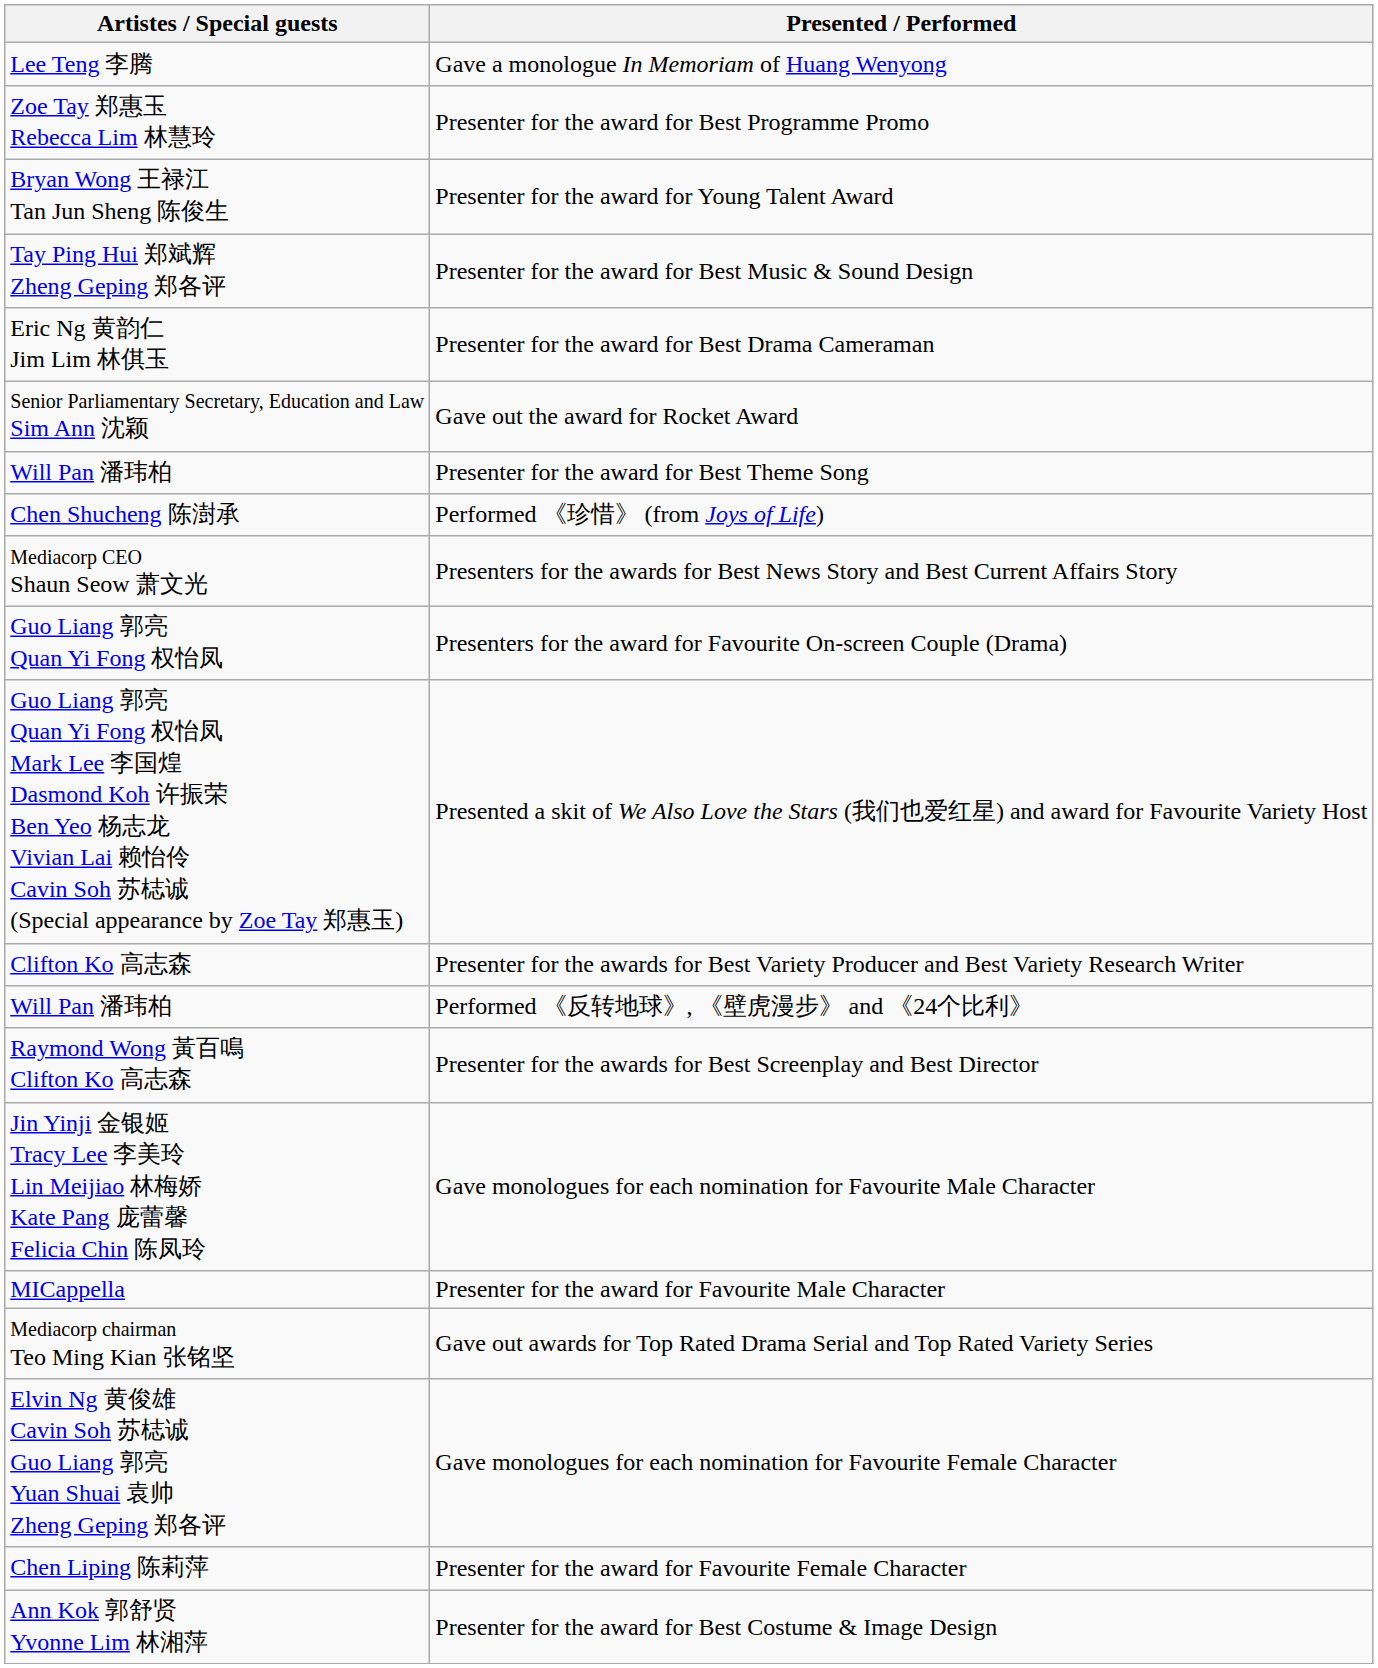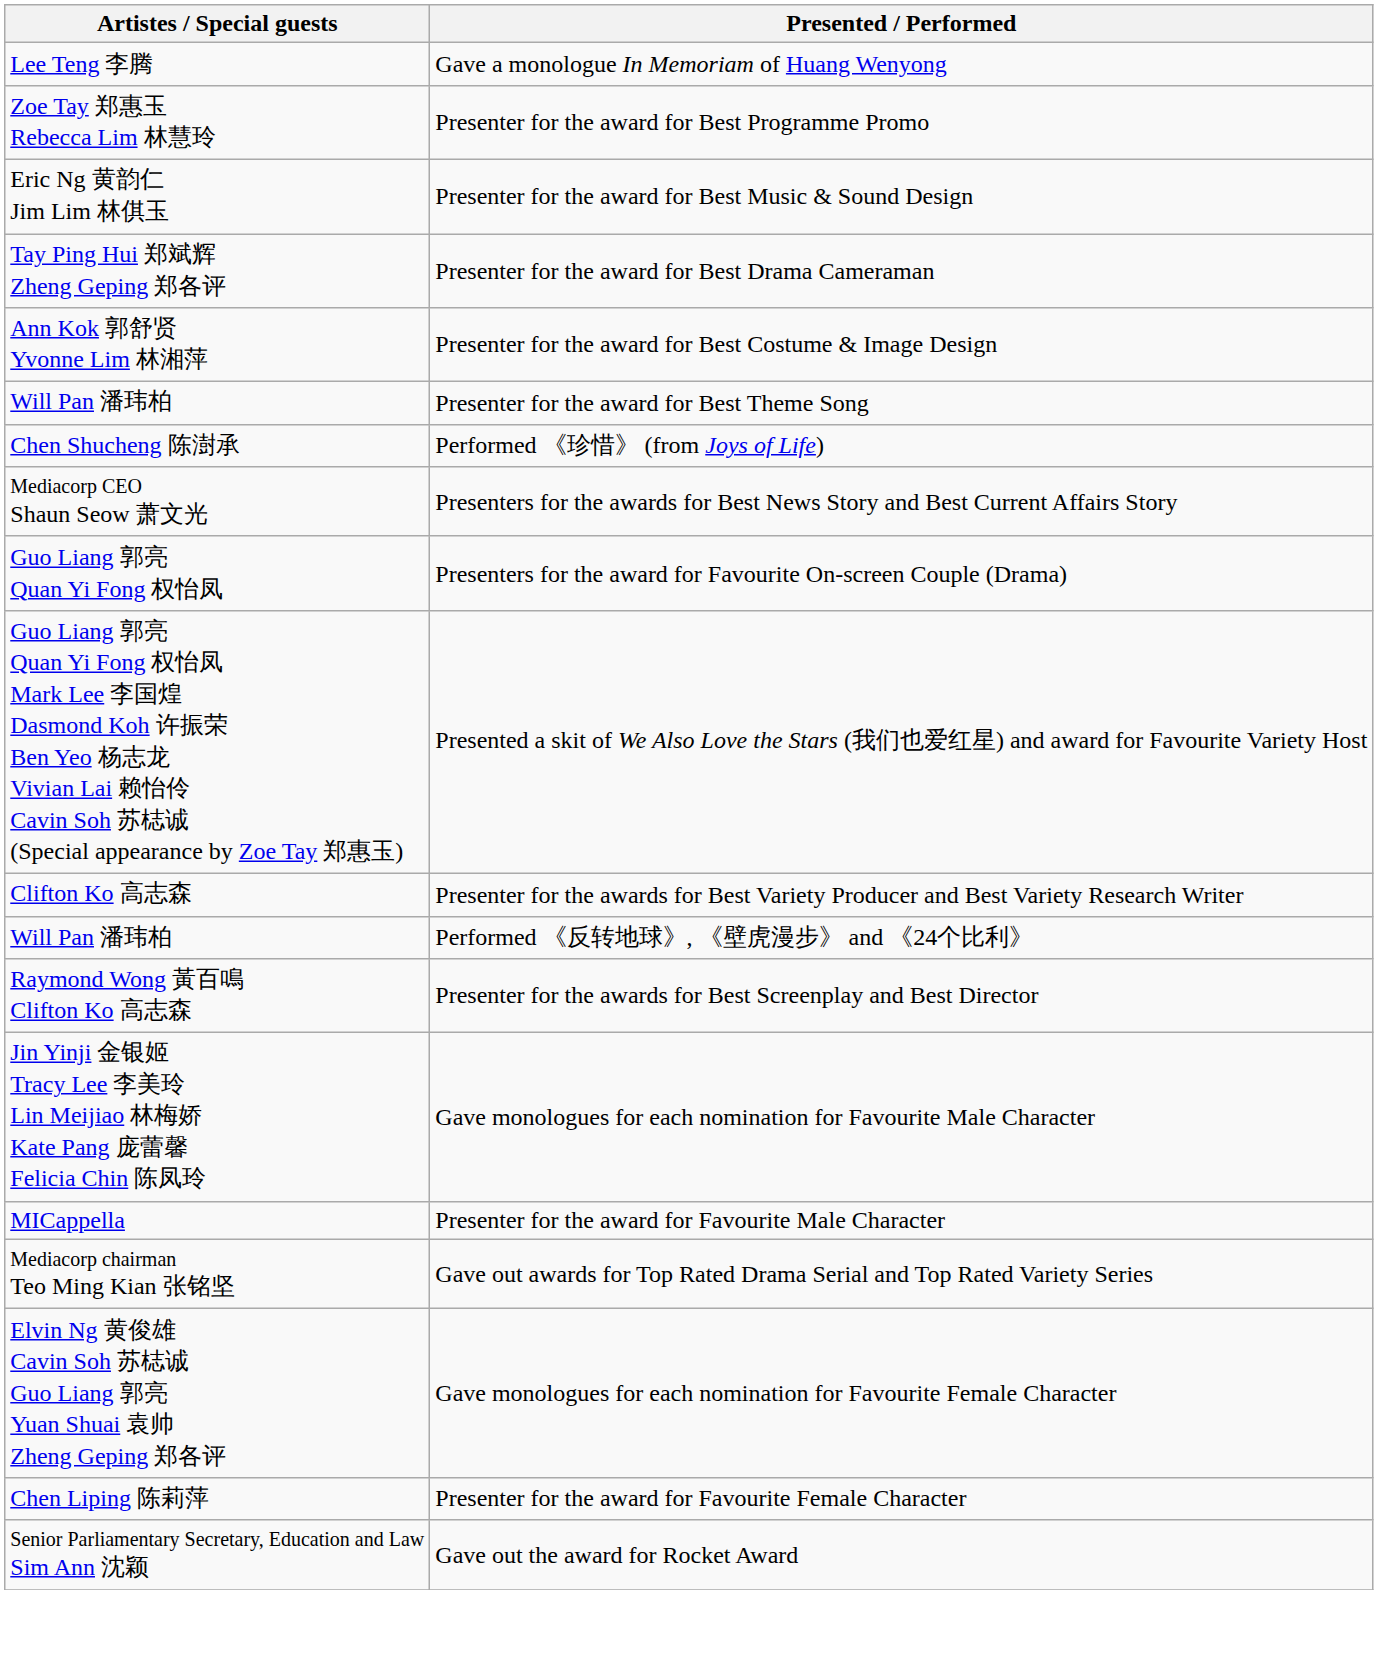- row: (664, 196)
(118, 269) Tay Ping Hui 郑斌辉 Zheng Geping 郑各评 -> (90, 195) Eric Ng 黄韵仁 Jim Lim 林倛玉
(90, 343) Eric Ng 黄韵仁 Jim Lim 林倛玉 -> (118, 269) Tay Ping Hui 郑斌辉 Zheng Geping 郑各评
rows swapped: (716, 1626) <-> (617, 416)
